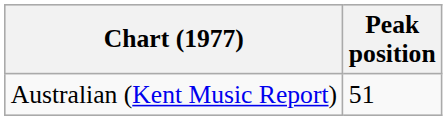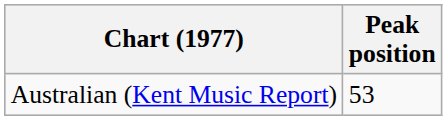(362, 94) 51 -> (362, 94) 53
